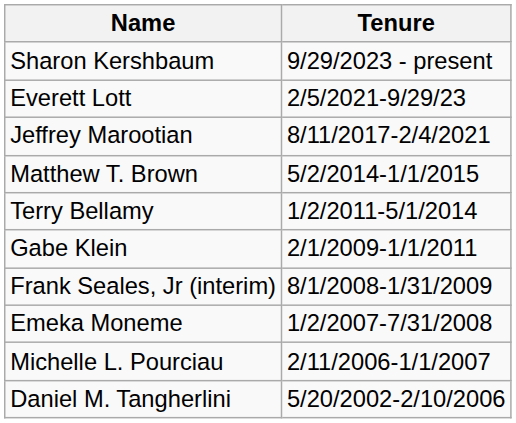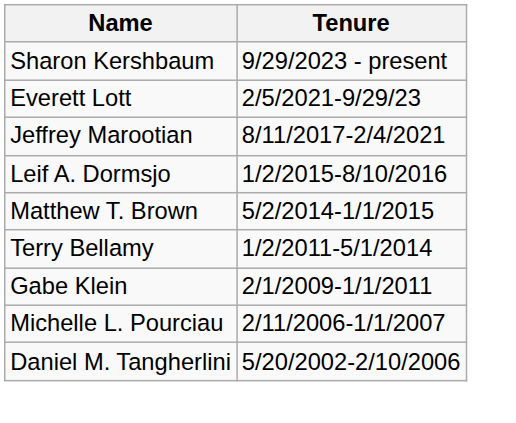+ row: (90, 173)
- row: (143, 286)
- row: (96, 323)
